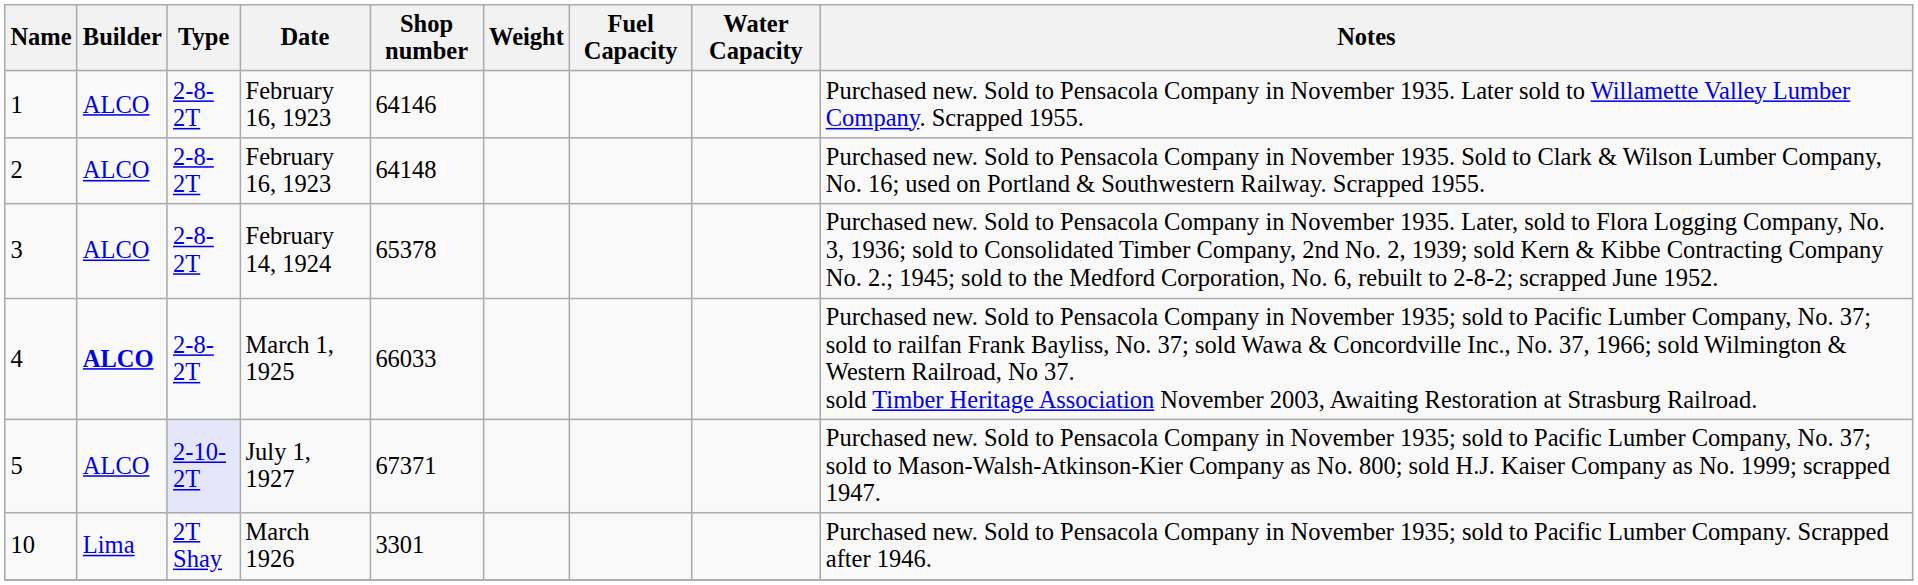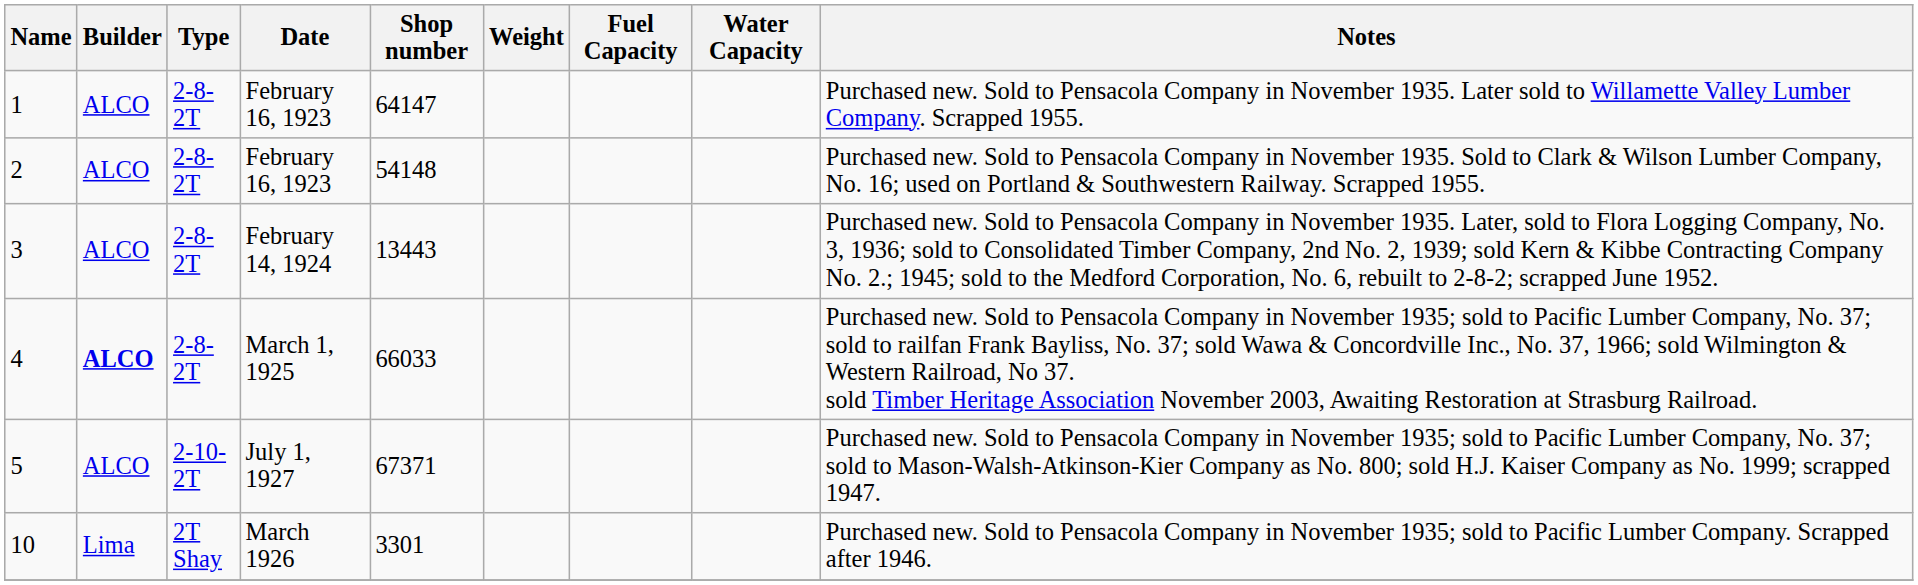(406, 104) 64146 -> (406, 104) 64147
(406, 170) 64148 -> (406, 170) 54148
(406, 250) 65378 -> (406, 250) 13443
(200, 465) lavender background -> (200, 465) no background
